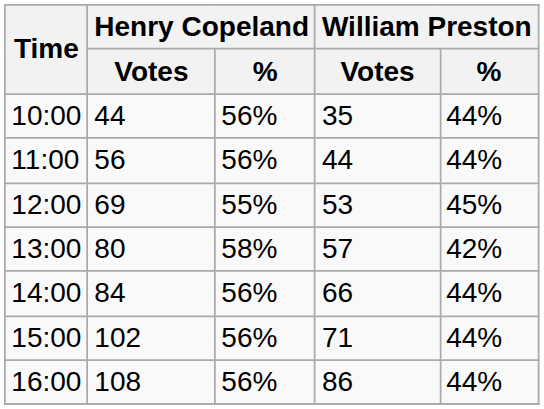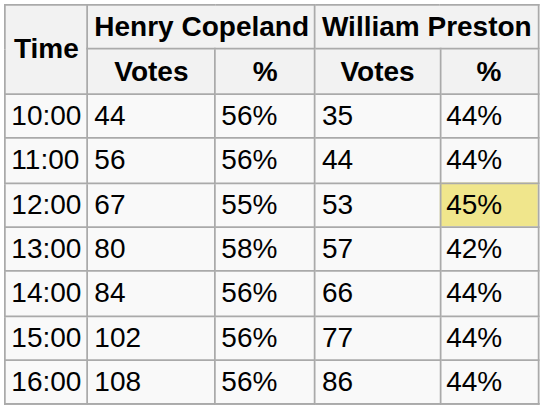(110, 204) 69 -> (110, 204) 67
(474, 204) no background -> (474, 204) khaki background
(337, 337) 71 -> (337, 337) 77
